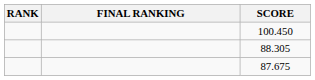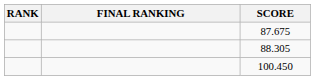rows swapped: (275, 31) <-> (275, 66)
